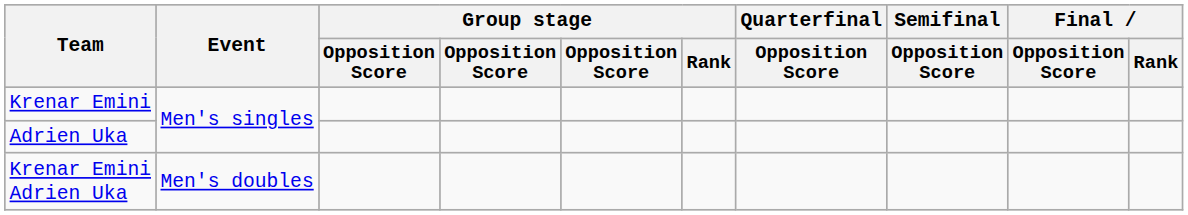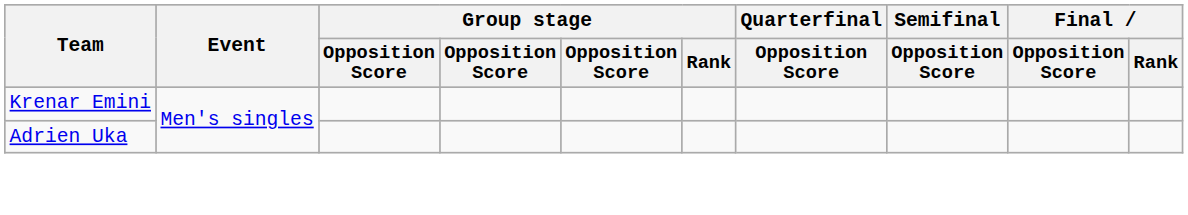- row: (80, 181)
